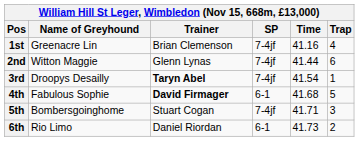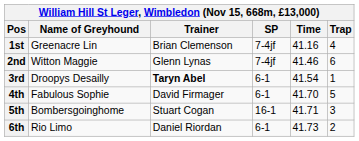(305, 62) 41.44 -> (305, 62) 41.46
(265, 78) 7-4jf -> (263, 78) 6-1
(191, 95) bold -> (188, 95) normal
(305, 95) 41.68 -> (305, 95) 41.70
(265, 111) 7-4jf -> (266, 111) 16-1
